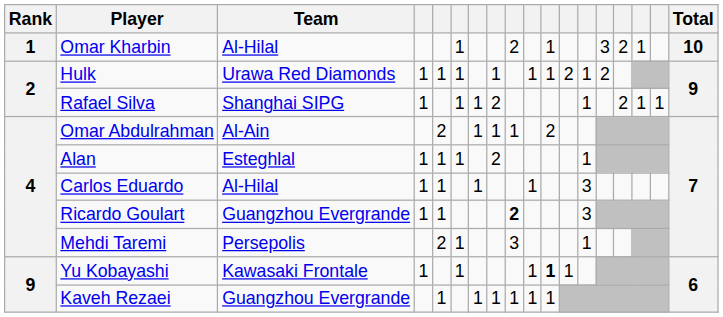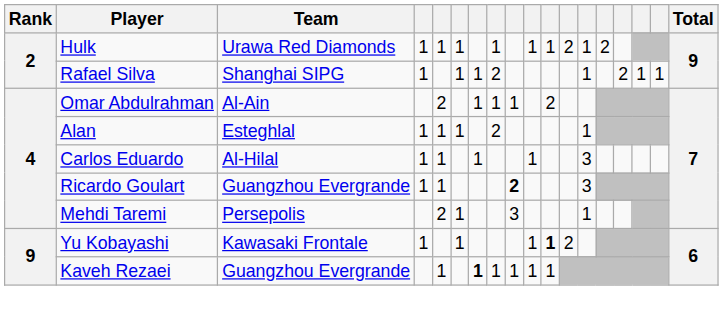- row: (115, 47)
(569, 271) 1 -> (569, 243) 2
(478, 299) normal -> (478, 271) bold
